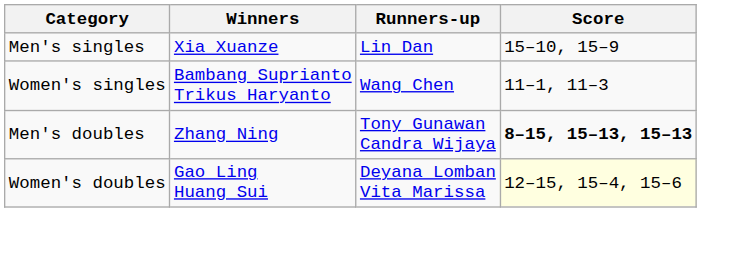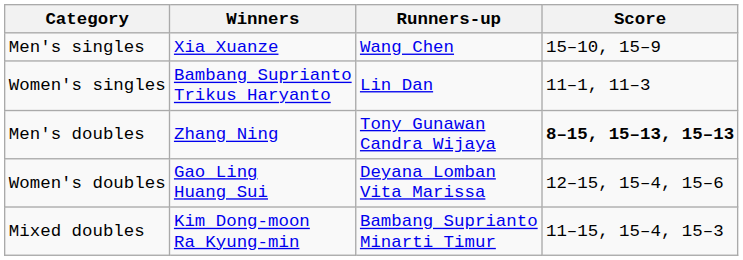(397, 47) Lin Dan -> (407, 47) Wang Chen
(407, 86) Wang Chen -> (397, 86) Lin Dan
(593, 183) lightyellow background -> (635, 183) no background
+ row: (77, 231)
